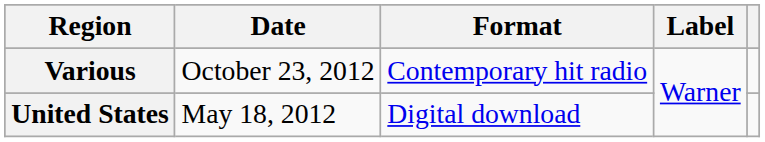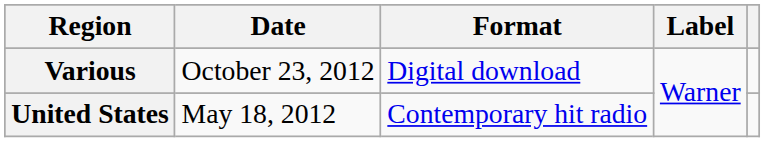(517, 70) Contemporary hit radio -> (484, 70) Digital download
(484, 114) Digital download -> (517, 114) Contemporary hit radio
